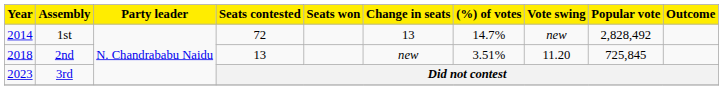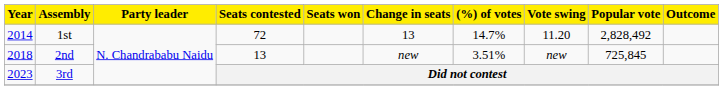(556, 34) new -> (556, 34) 11.20
(556, 54) 11.20 -> (556, 54) new
